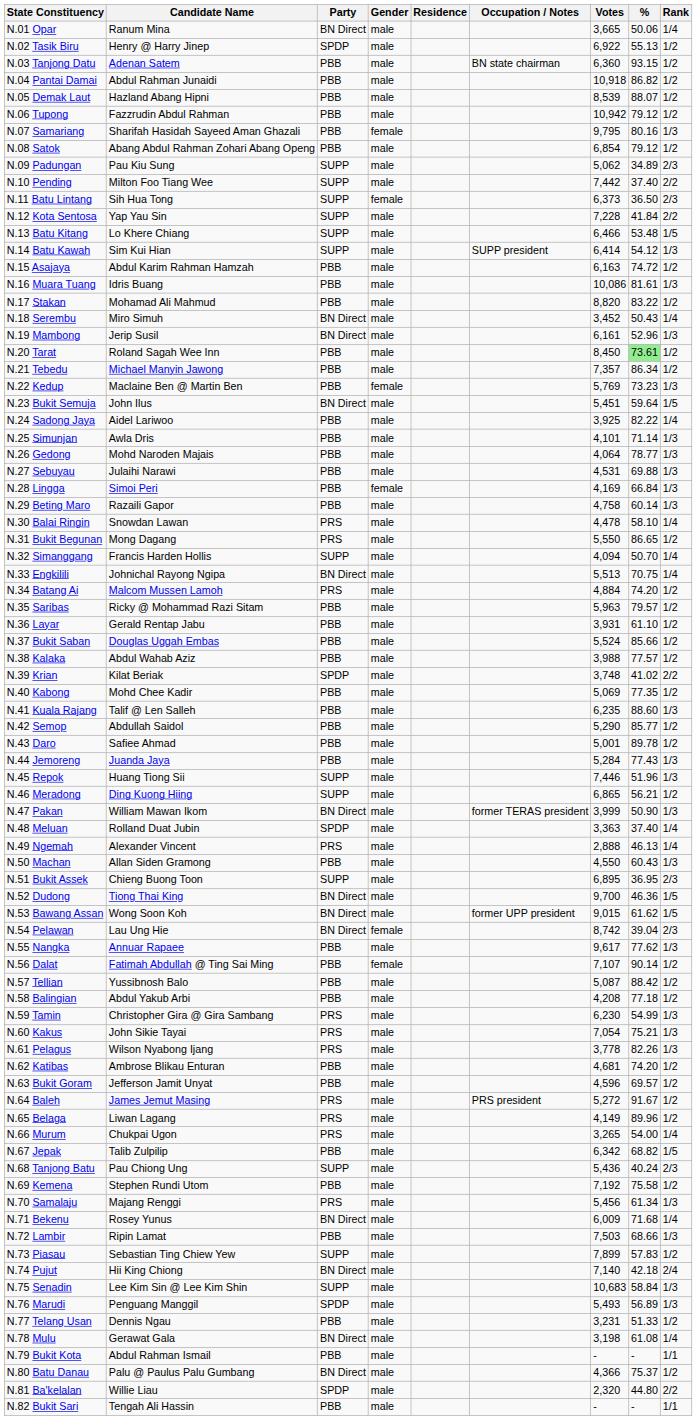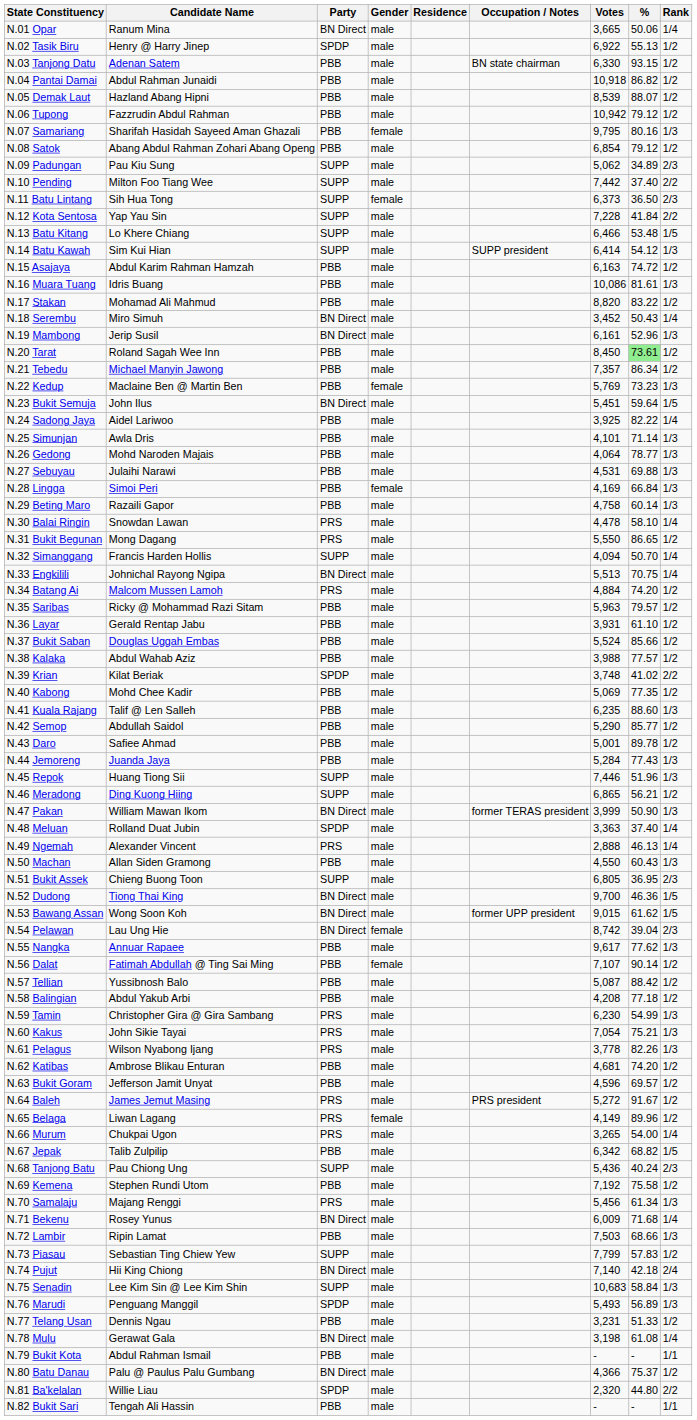(607, 64) 6,360 -> (607, 64) 6,330
(607, 880) 6,895 -> (607, 880) 6,805
(382, 1118) male -> (387, 1118) female
(607, 1254) 7,899 -> (607, 1254) 7,799
